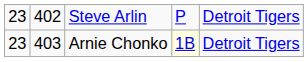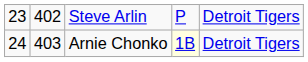(17, 43) 23 -> (17, 43) 24
